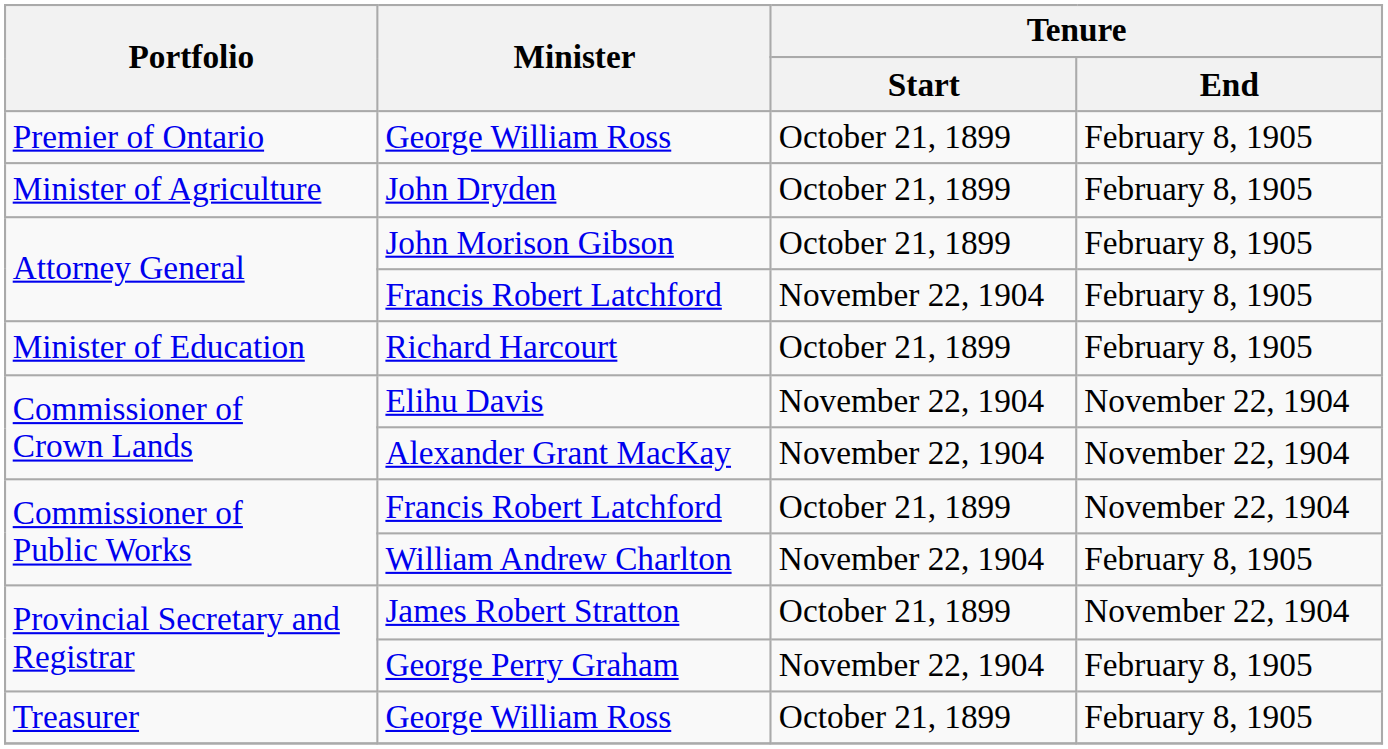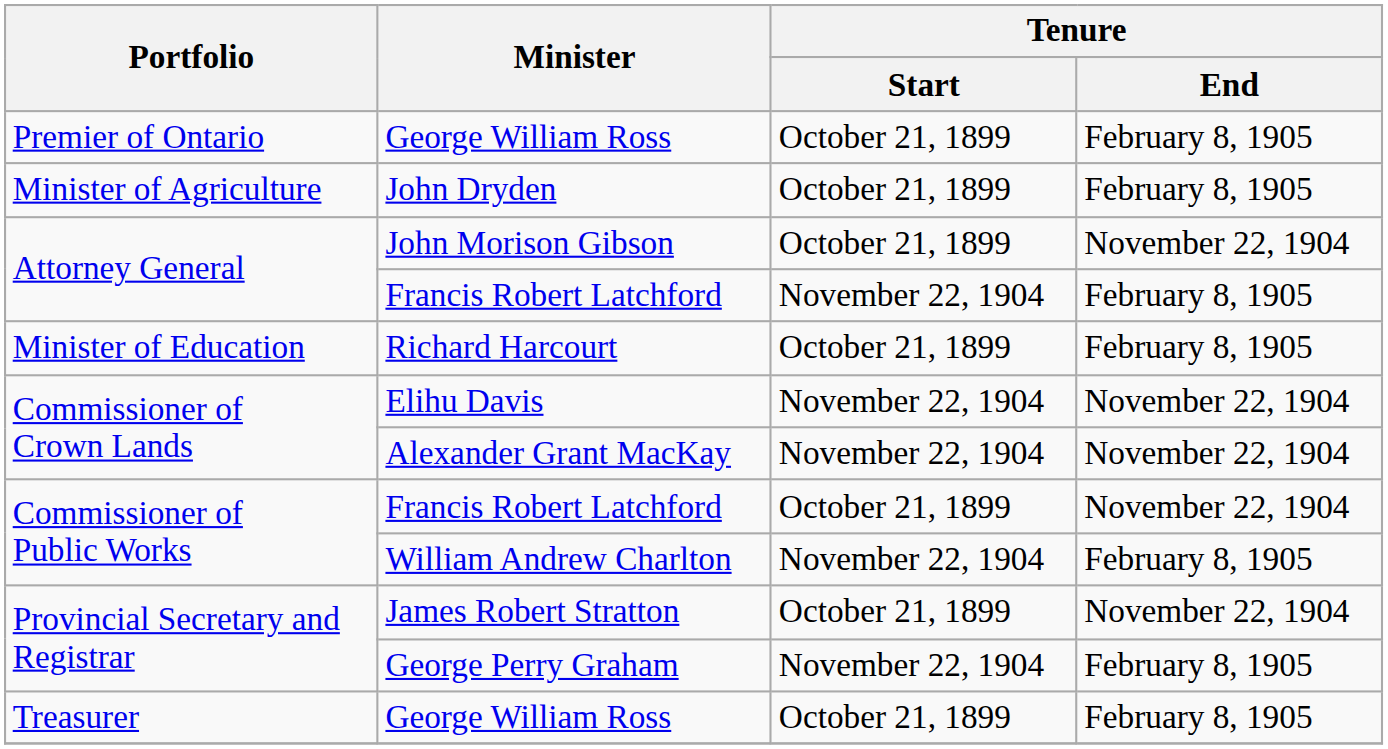(1198, 242) February 8, 1905 -> (1217, 242) November 22, 1904
